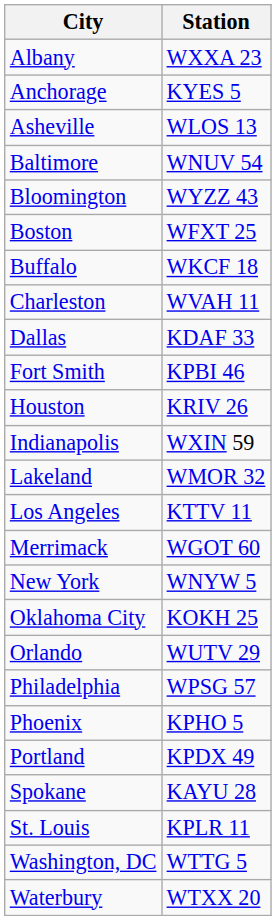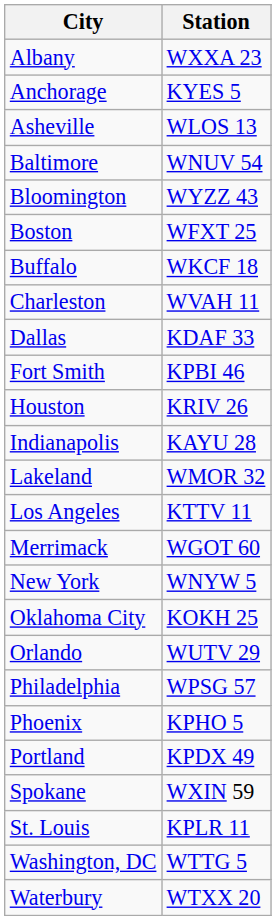(210, 442) WXIN 59 -> (211, 442) KAYU 28
(211, 792) KAYU 28 -> (210, 792) WXIN 59
